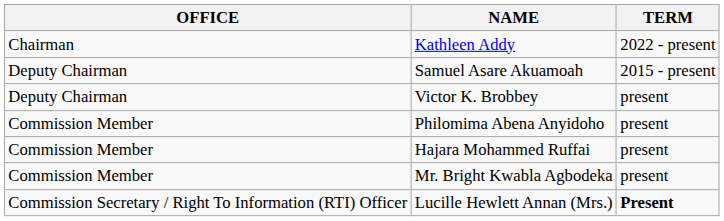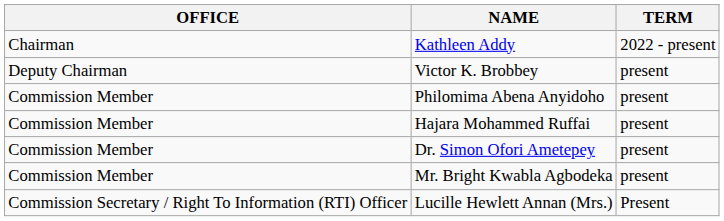- row: (499, 70)
+ row: (505, 149)
(647, 202) bold -> (645, 202) normal
